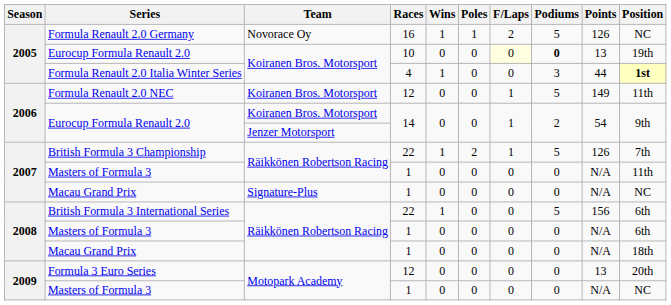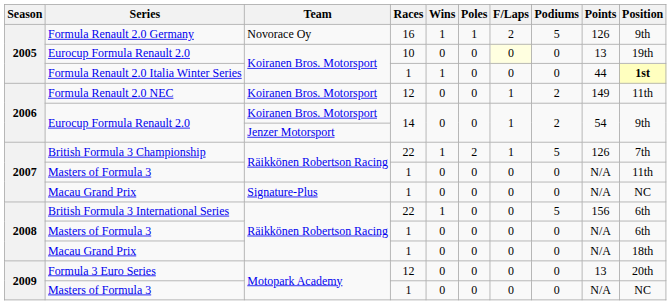(643, 34) NC -> (643, 34) 9th
(557, 54) bold -> (557, 54) normal
(408, 73) 4 -> (408, 73) 1
(557, 73) 3 -> (557, 73) 0
(557, 93) 5 -> (557, 93) 2
